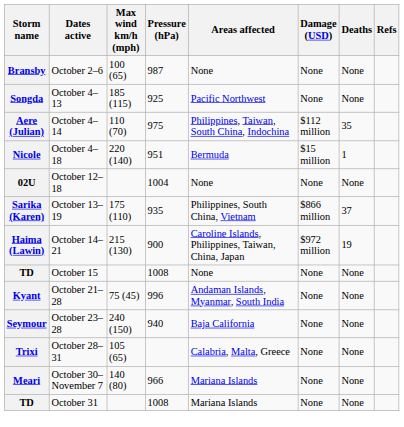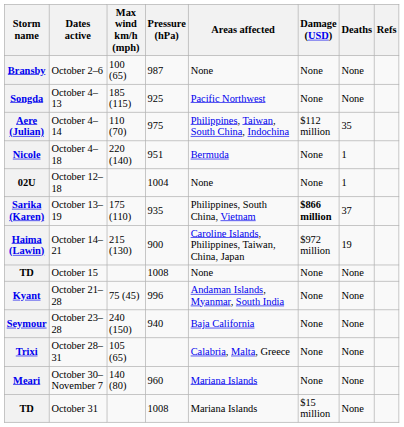(315, 154) $15 million -> (311, 154) None
(353, 182) None -> (344, 182) 1
(315, 211) normal -> (316, 211) bold
(155, 380) 966 -> (155, 380) 960
(311, 402) None -> (315, 408) $15 million
